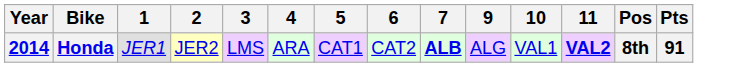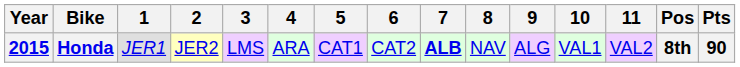+ column: (488, 18)
(29, 47) 2014 -> (29, 47) 2015
(588, 47) bold -> (631, 47) normal
(674, 47) 91 -> (717, 47) 90
